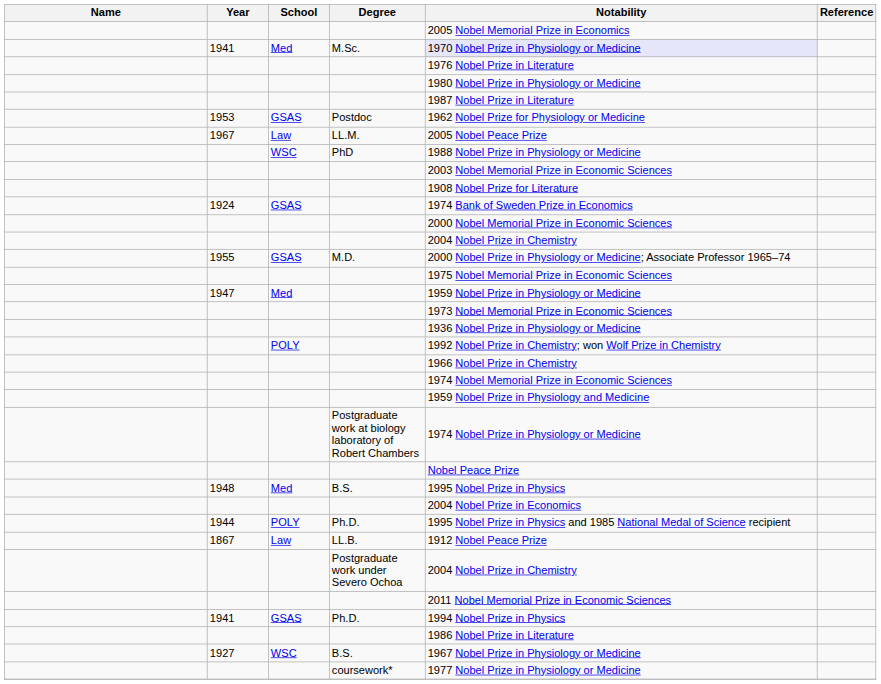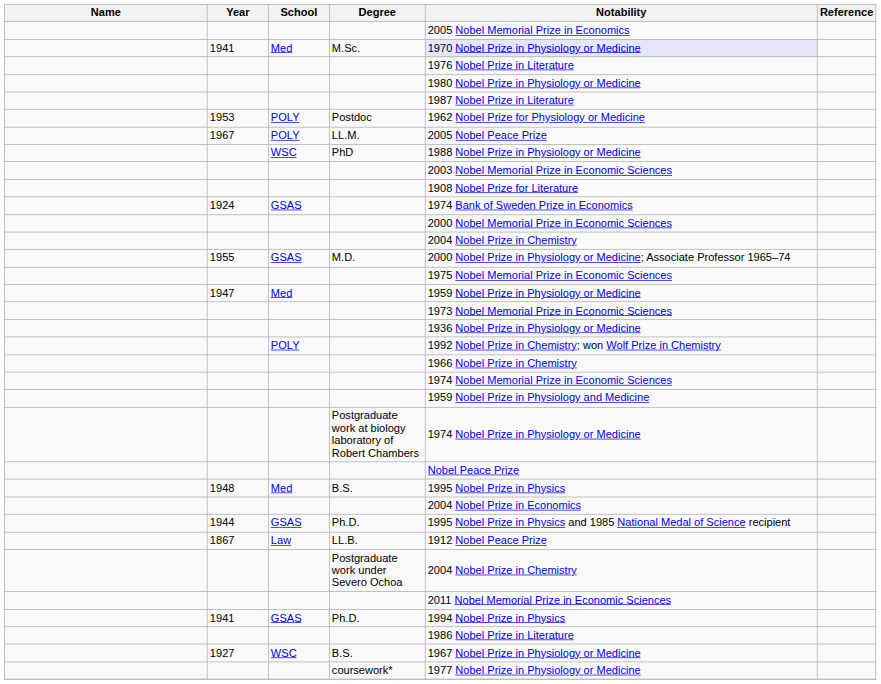(286, 118) GSAS -> (285, 118) POLY
(281, 135) Law -> (285, 135) POLY
(285, 523) POLY -> (286, 523) GSAS
